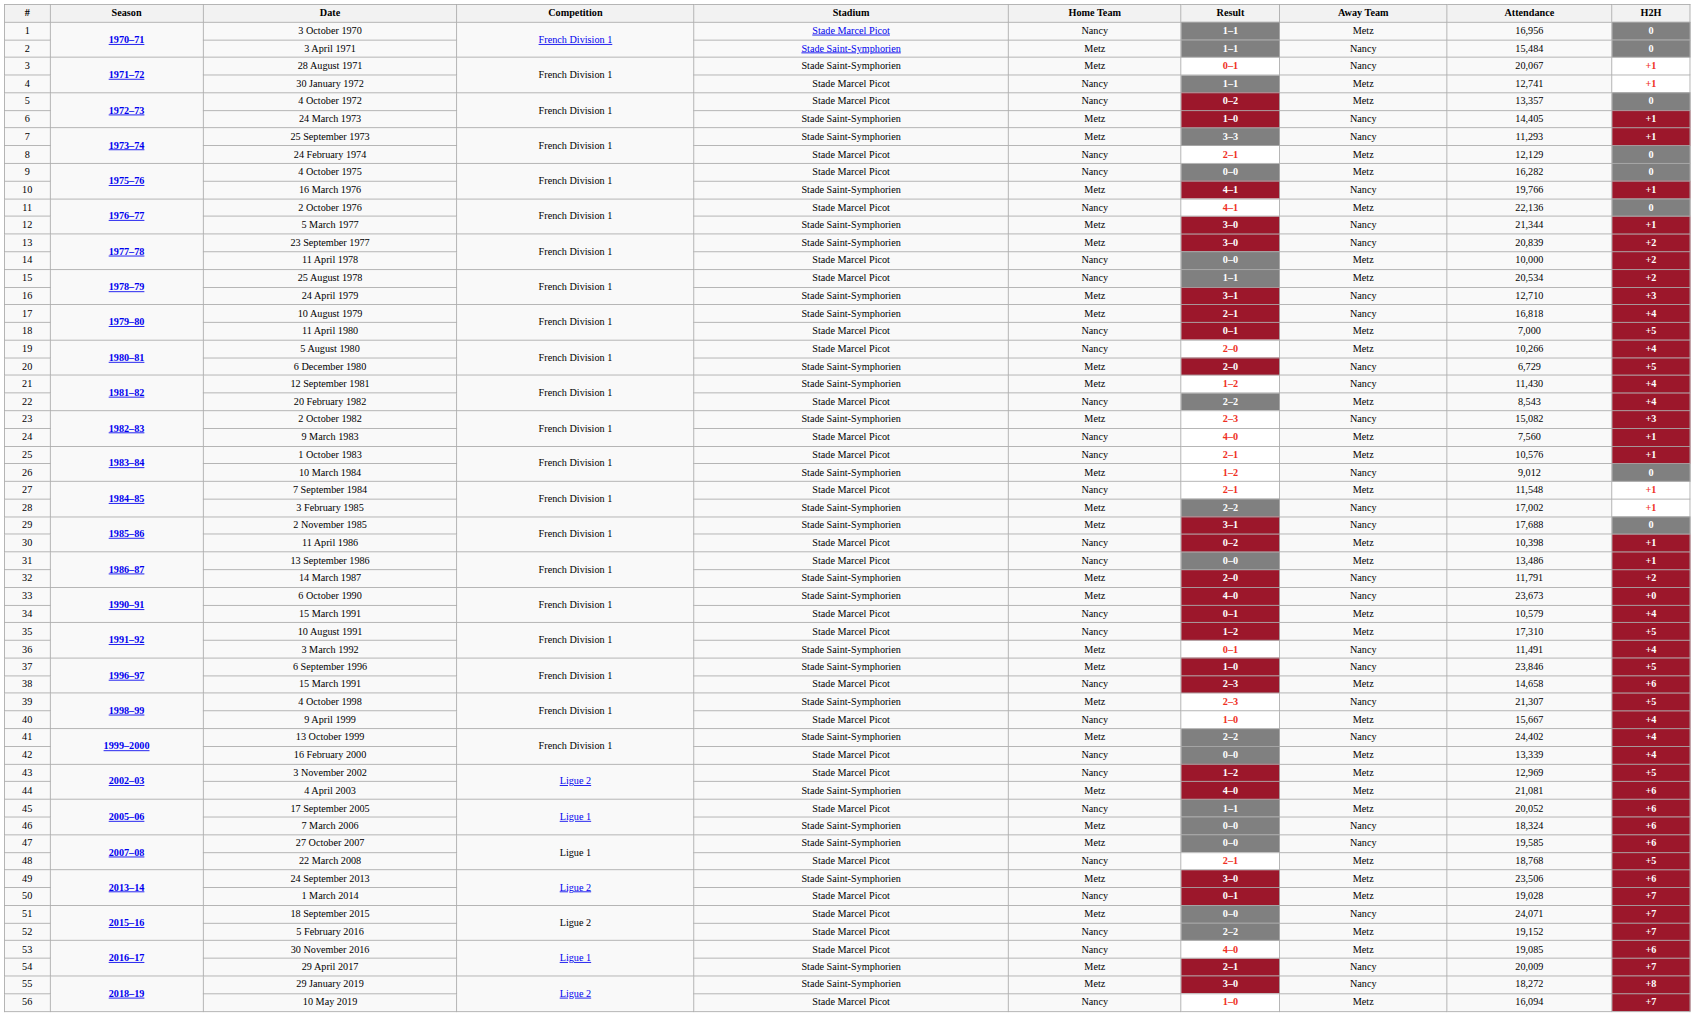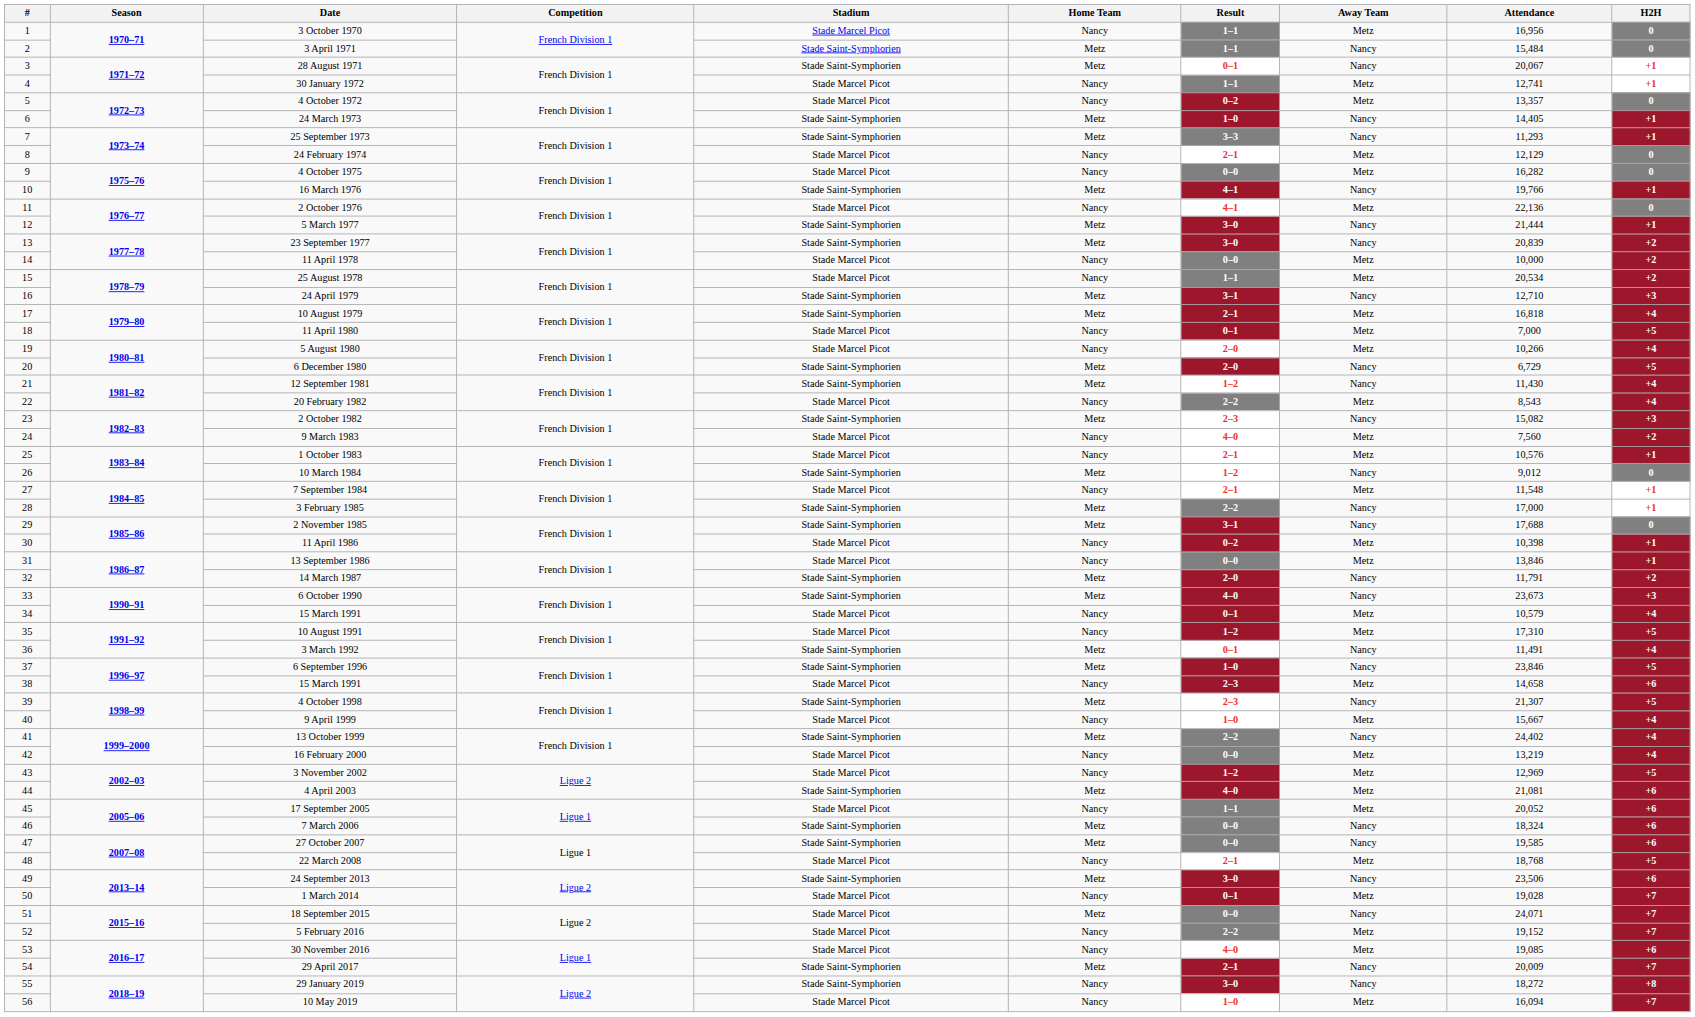(1529, 225) 21,344 -> (1529, 225) 21,444
(1363, 313) Nancy -> (1363, 313) Metz
(1651, 437) +1 -> (1651, 437) +2
(1529, 507) 17,002 -> (1529, 507) 17,000
(1529, 560) 13,486 -> (1529, 560) 13,846
(1651, 596) +0 -> (1651, 596) +3
(1529, 755) 13,339 -> (1529, 755) 13,219
(1363, 878) Metz -> (1363, 878) Nancy
(1095, 984) Metz -> (1095, 984) Nancy
